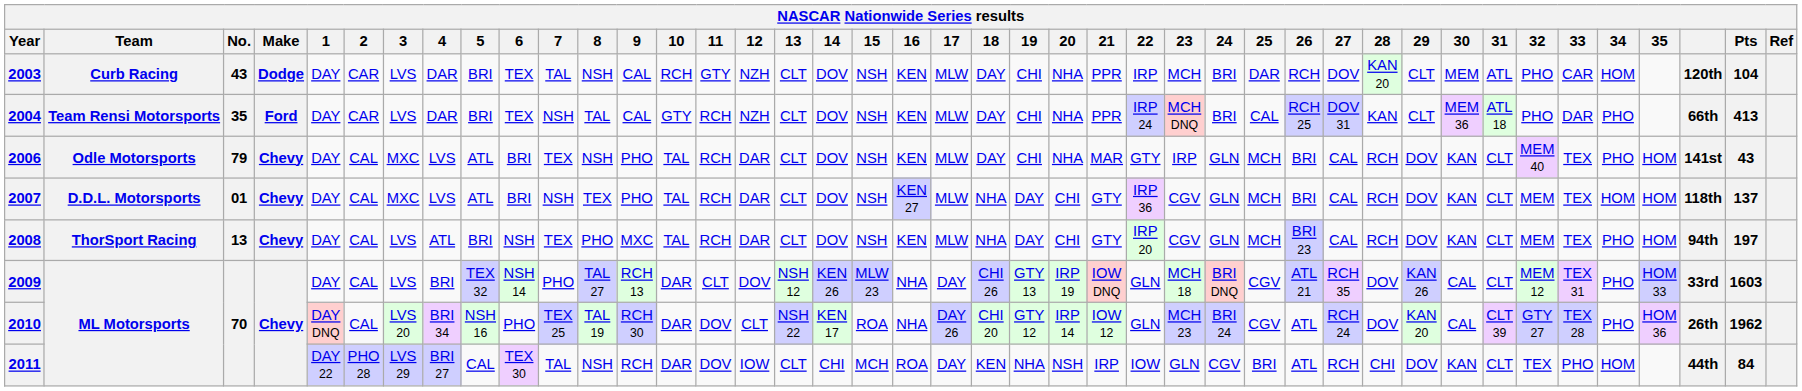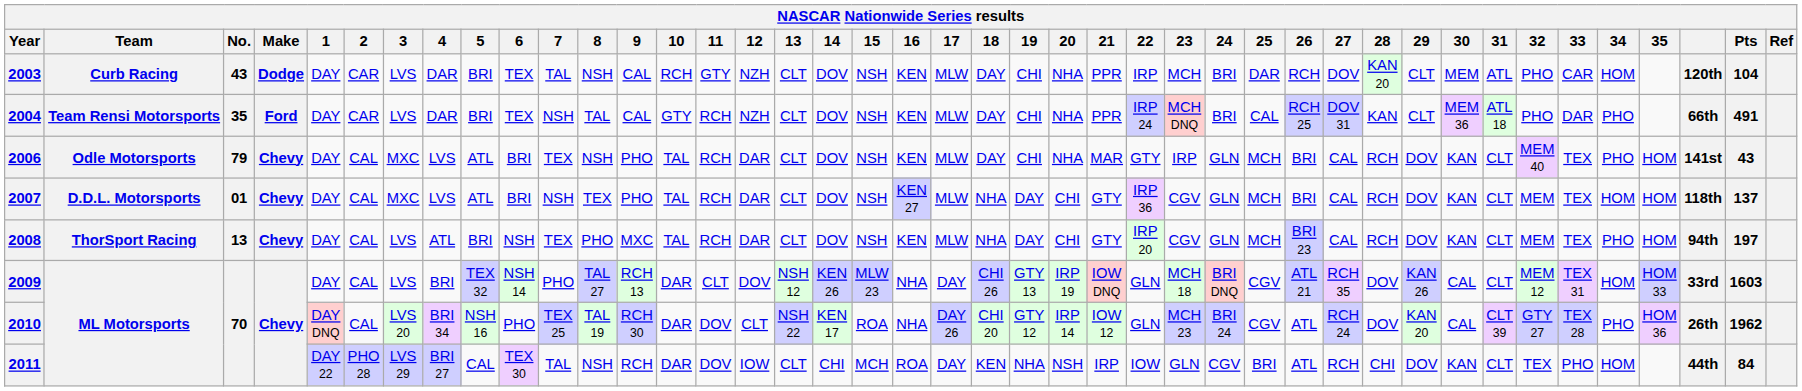(1746, 116) 413 -> (1746, 116) 491
(1618, 282) PHO -> (1618, 282) HOM
